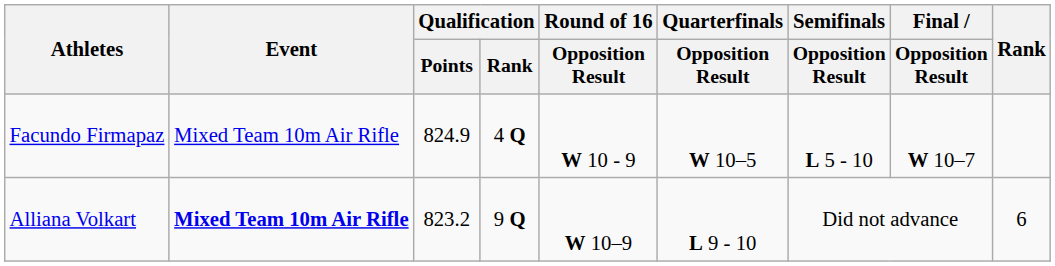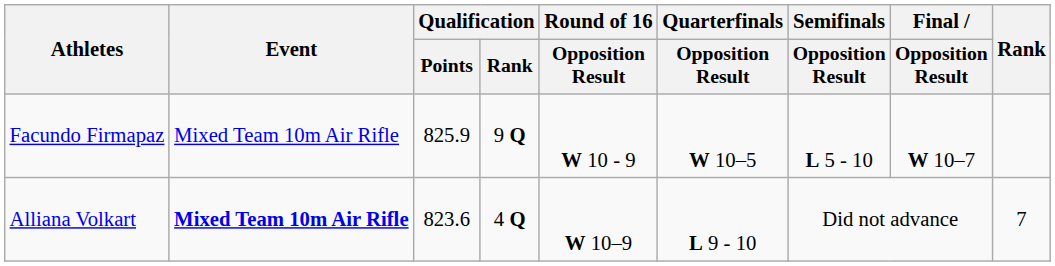(447, 136) 824.9 -> (447, 136) 825.9
(510, 136) 4 Q -> (510, 136) 9 Q
(447, 219) 823.2 -> (447, 219) 823.6
(510, 219) 9 Q -> (510, 219) 4 Q
(1022, 219) 6 -> (1022, 219) 7
